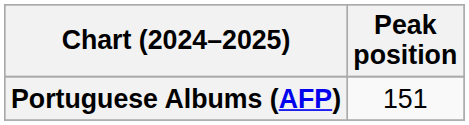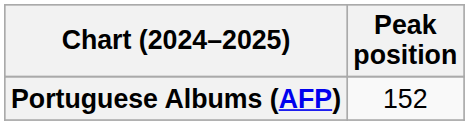(405, 98) 151 -> (405, 98) 152
